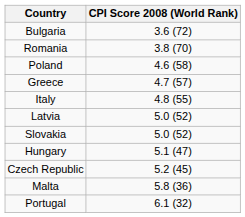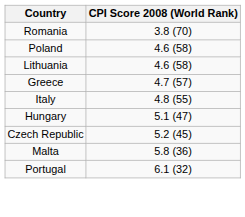- row: (46, 31)
+ row: (46, 65)
- row: (46, 117)
- row: (46, 134)
